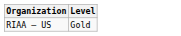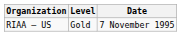+ column: (137, 11)
